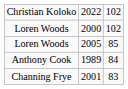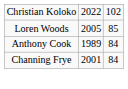- row: (91, 28)
(113, 76) 83 -> (113, 60) 84
